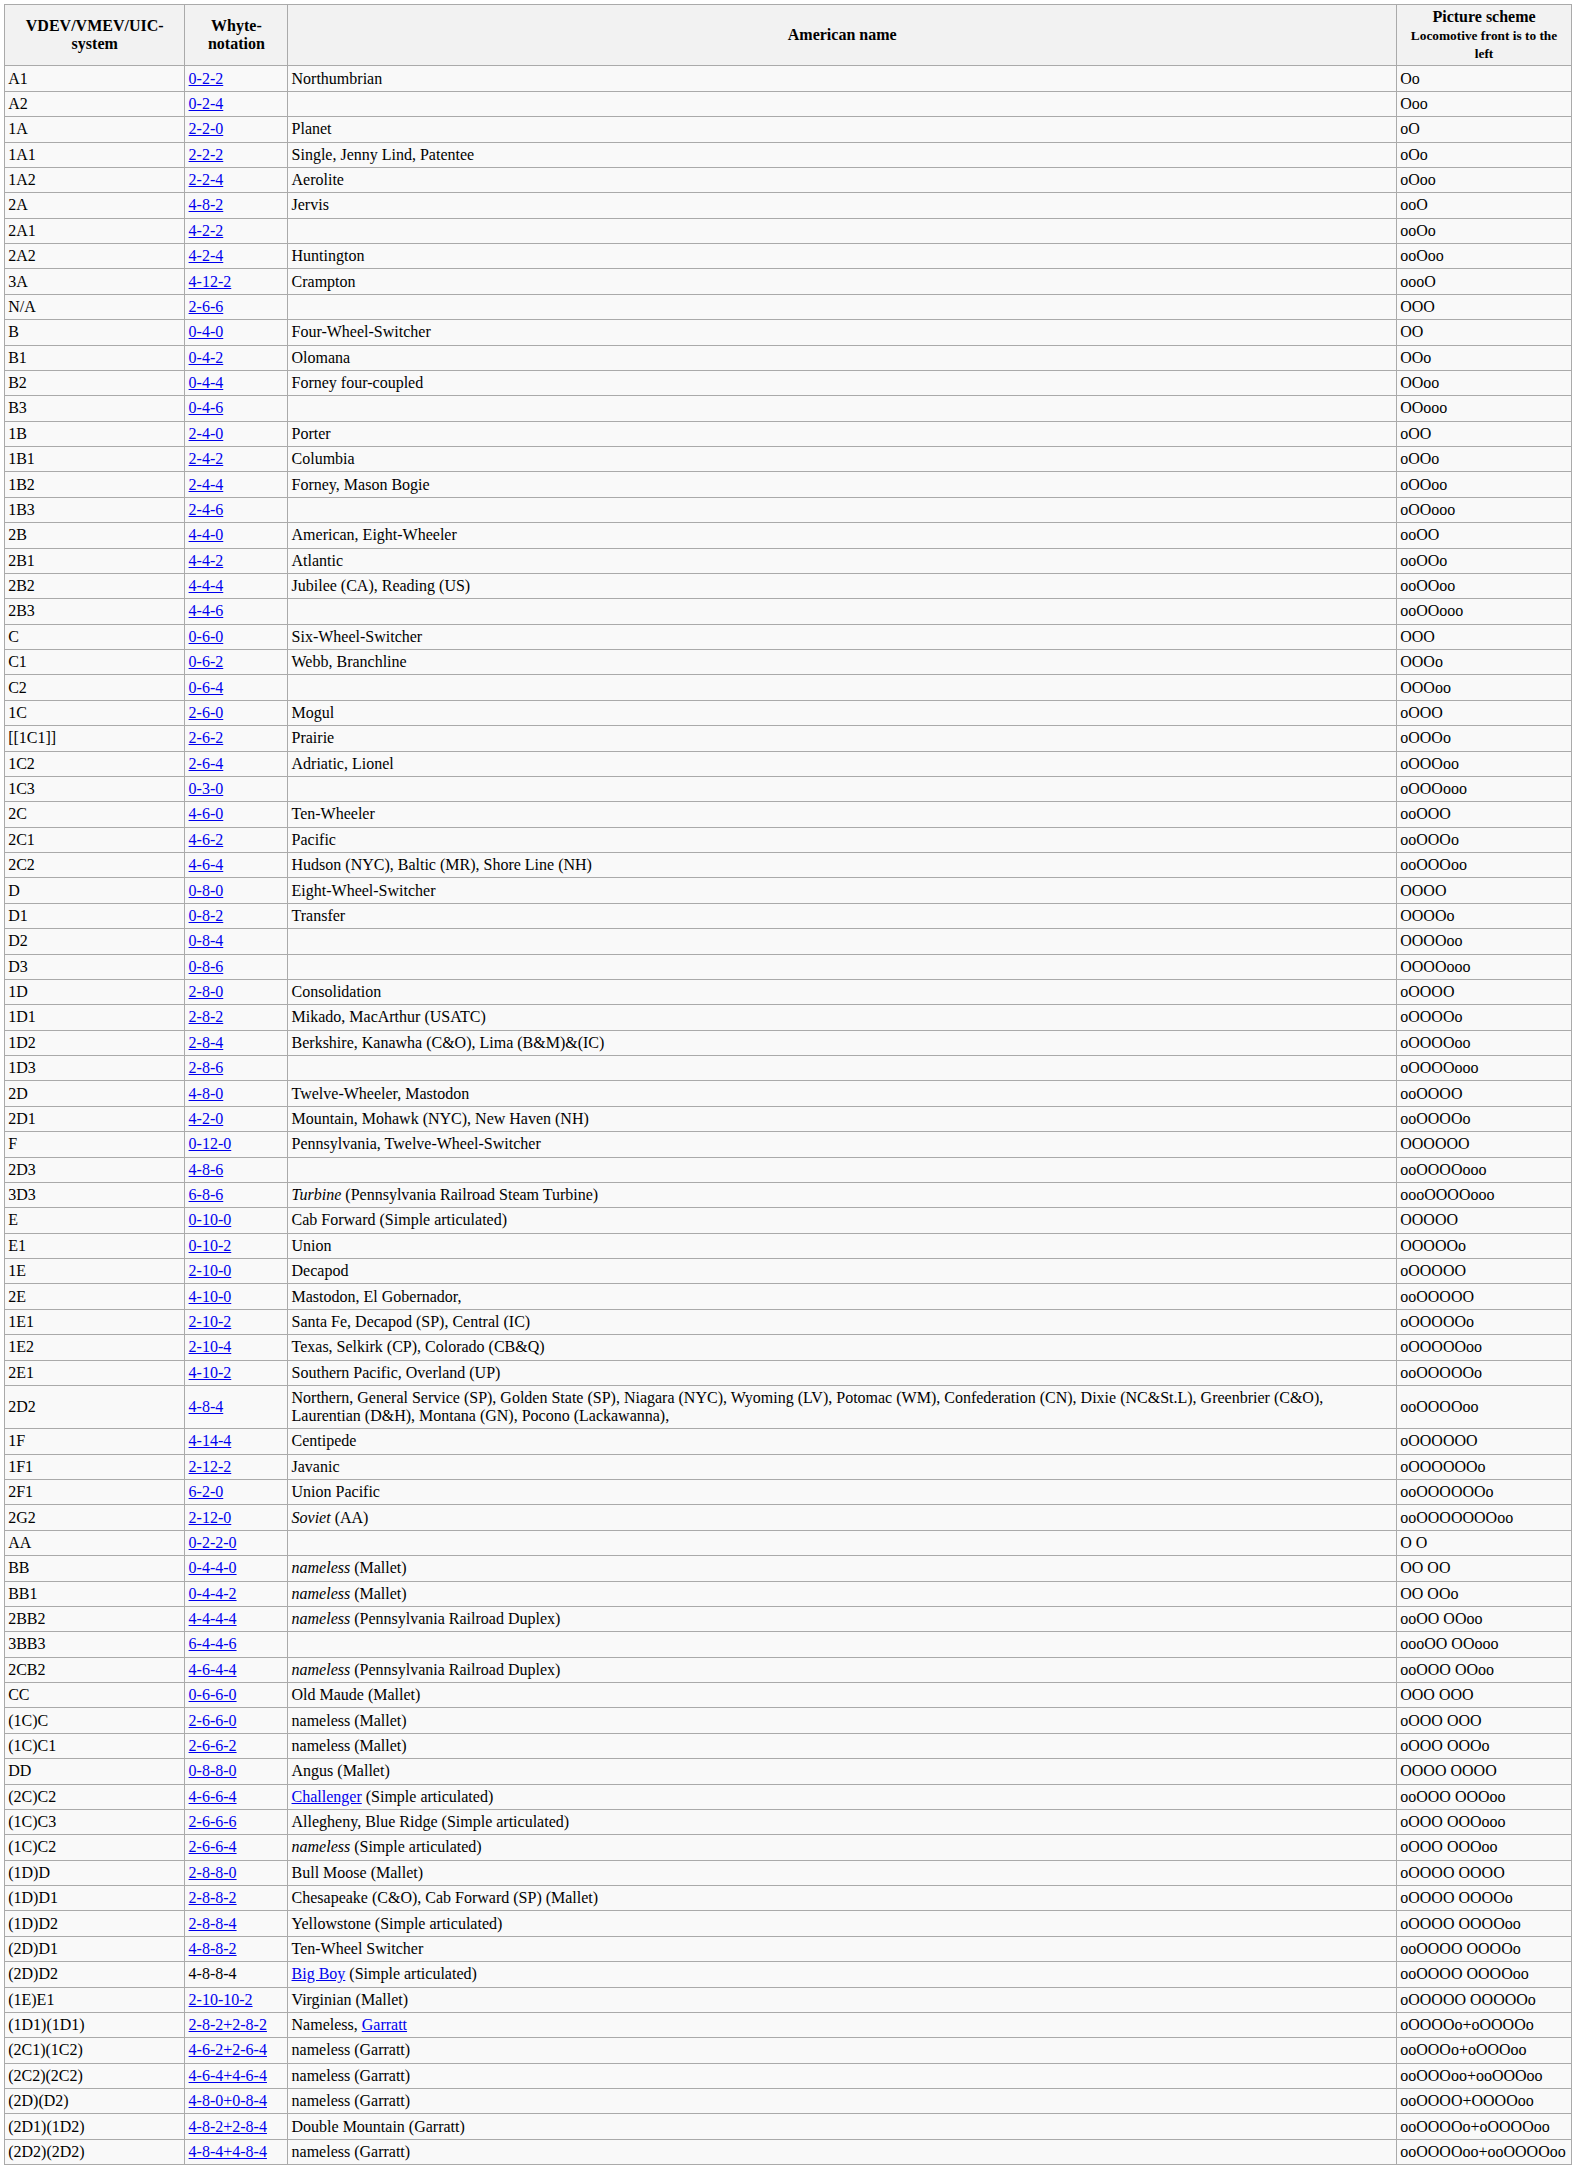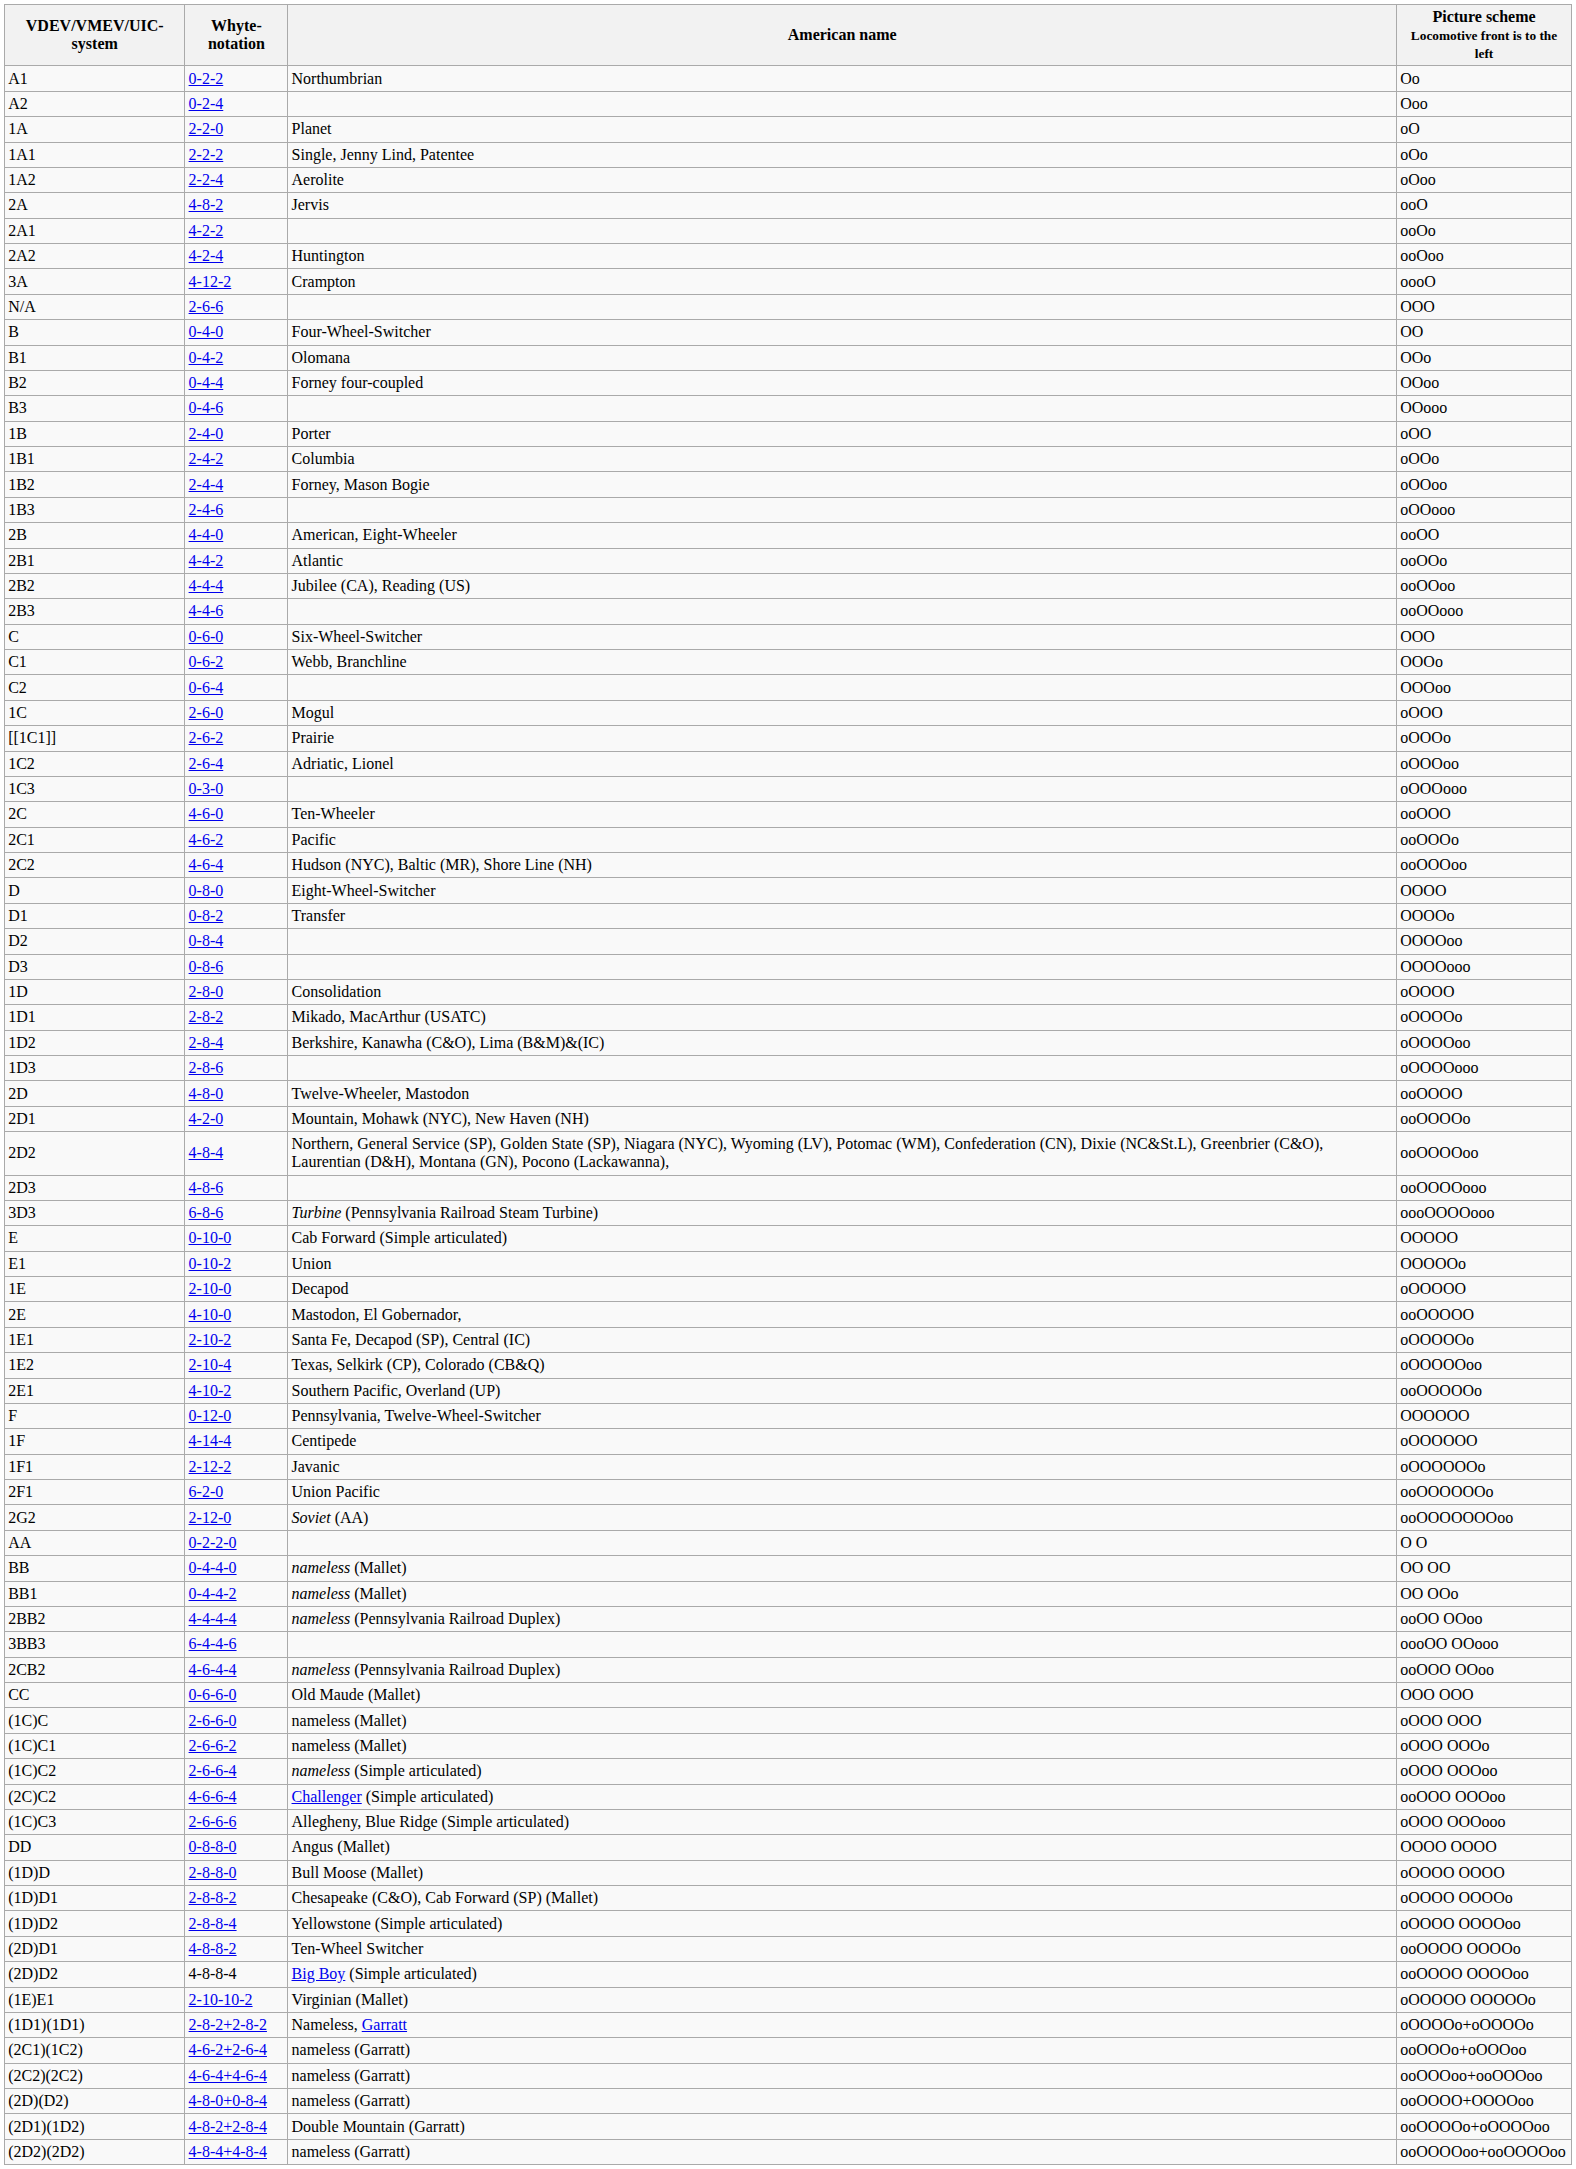rows swapped: (22, 1407) <-> (13, 1144)
rows swapped: (32, 1847) <-> (20, 1771)
